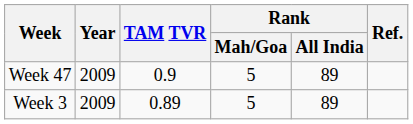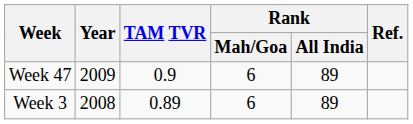(251, 75) 5 -> (251, 75) 6
(98, 103) 2009 -> (98, 103) 2008
(251, 103) 5 -> (251, 103) 6
